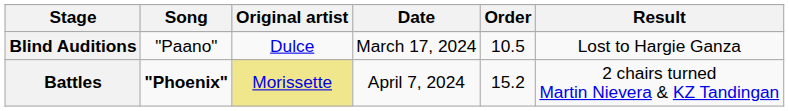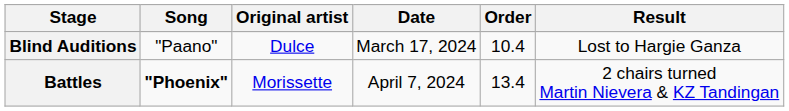(508, 45) 10.5 -> (508, 45) 10.4
(292, 82) khaki background -> (292, 82) no background
(508, 82) 15.2 -> (508, 82) 13.4
